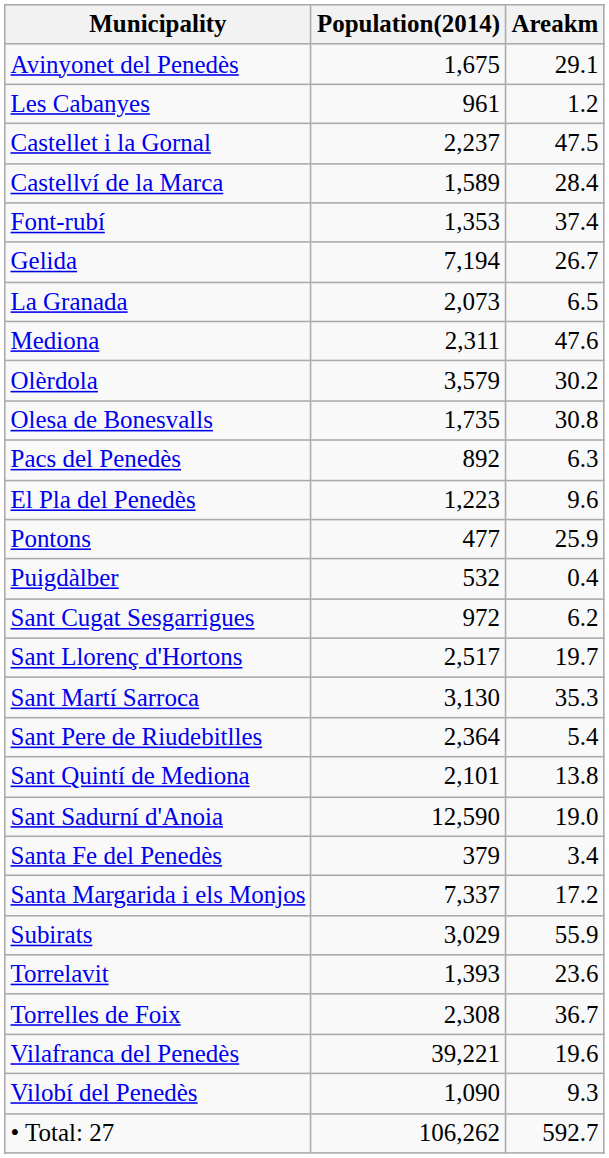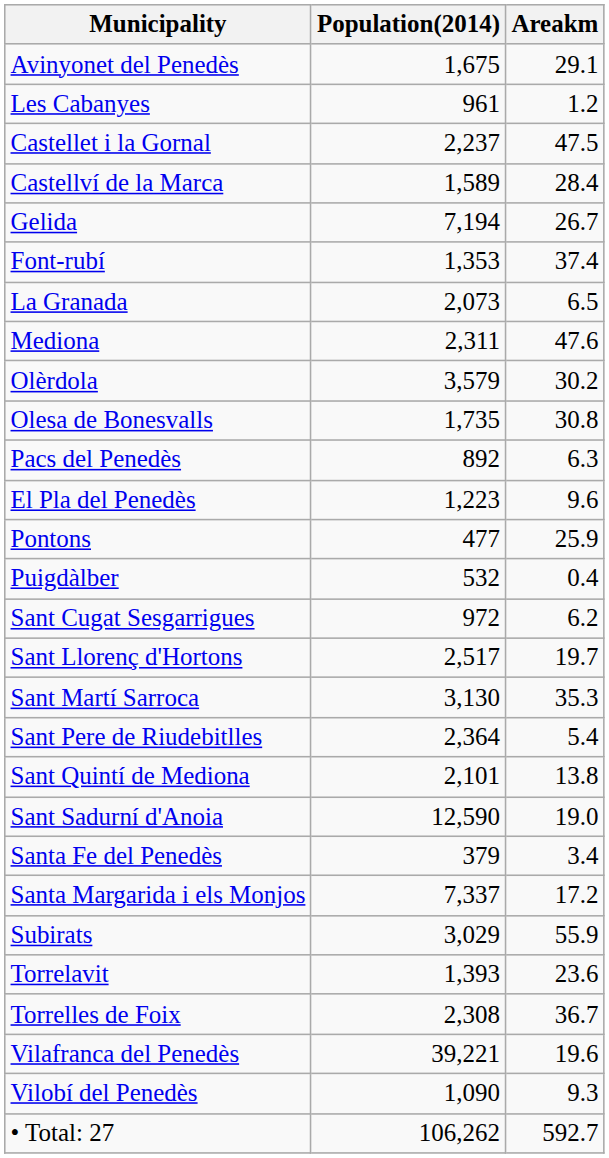rows swapped: (58, 222) <-> (44, 261)
